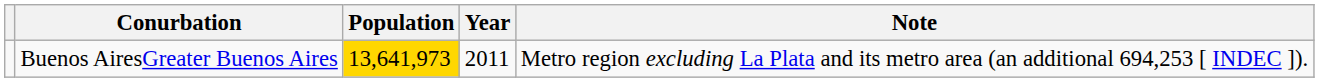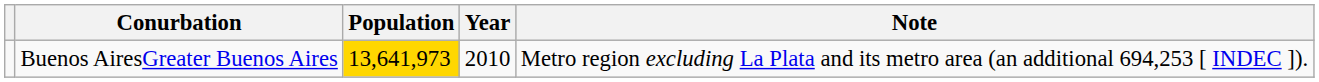(487, 58) 2011 -> (488, 58) 2010
